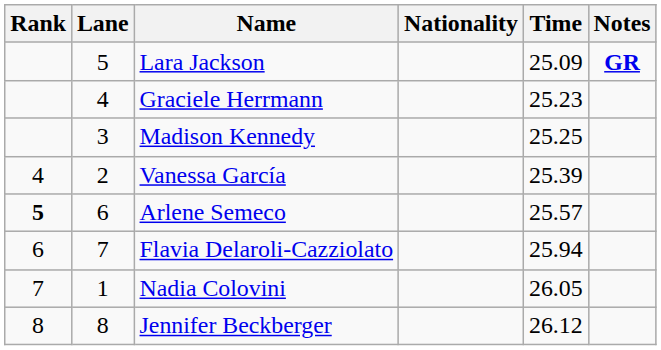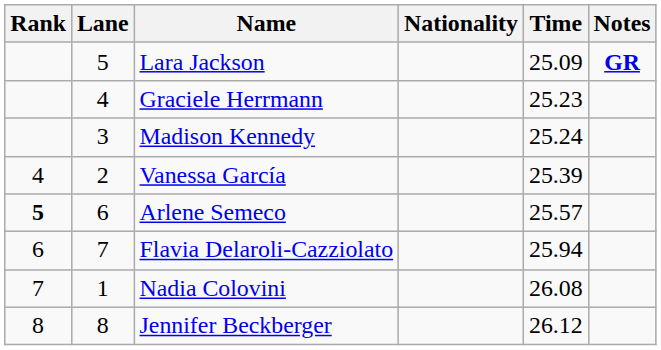(556, 136) 25.25 -> (556, 136) 25.24
(556, 288) 26.05 -> (556, 288) 26.08
